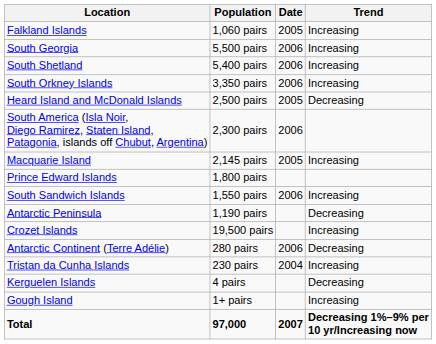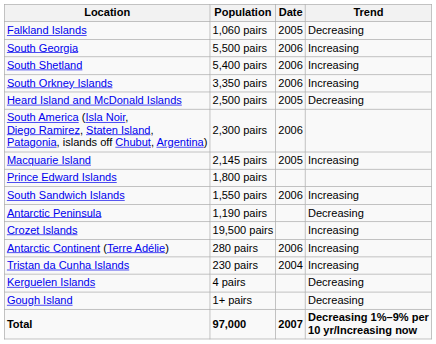(333, 30) Increasing -> (336, 30) Decreasing
(336, 248) Decreasing -> (333, 248) Increasing
(333, 300) Increasing -> (336, 300) Decreasing
